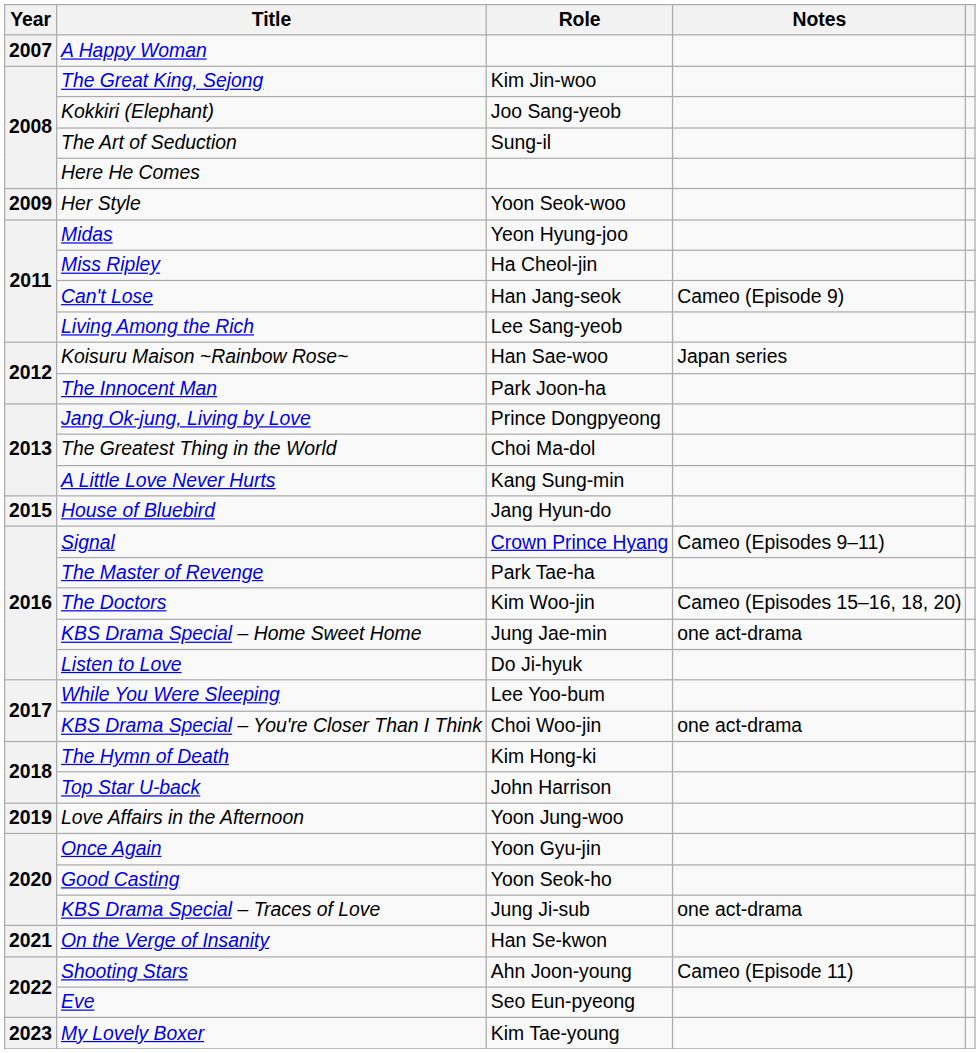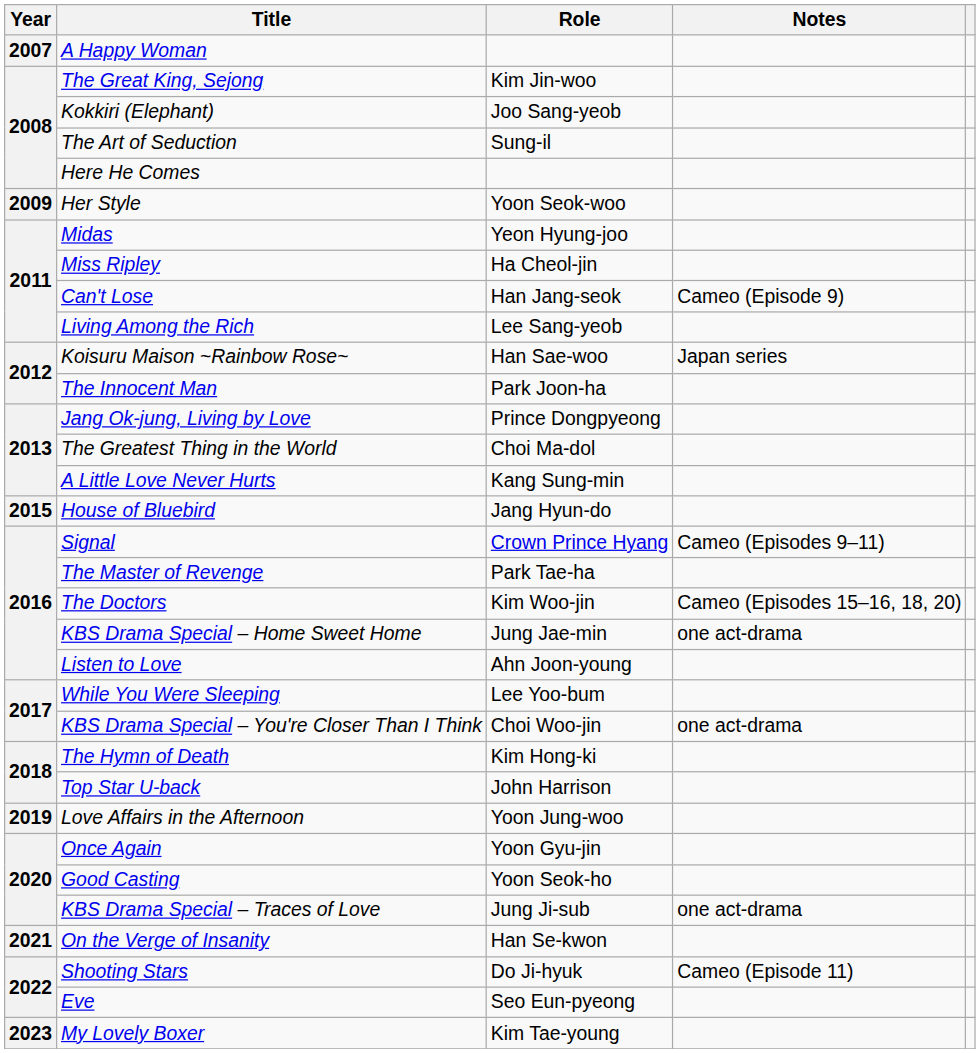(537, 664) Do Ji-hyuk -> (561, 664) Ahn Joon-young
(561, 971) Ahn Joon-young -> (537, 971) Do Ji-hyuk
